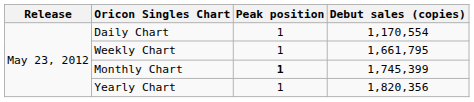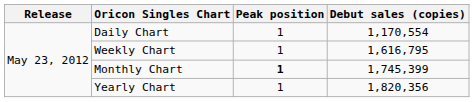(398, 51) 1,661,795 -> (398, 51) 1,616,795
